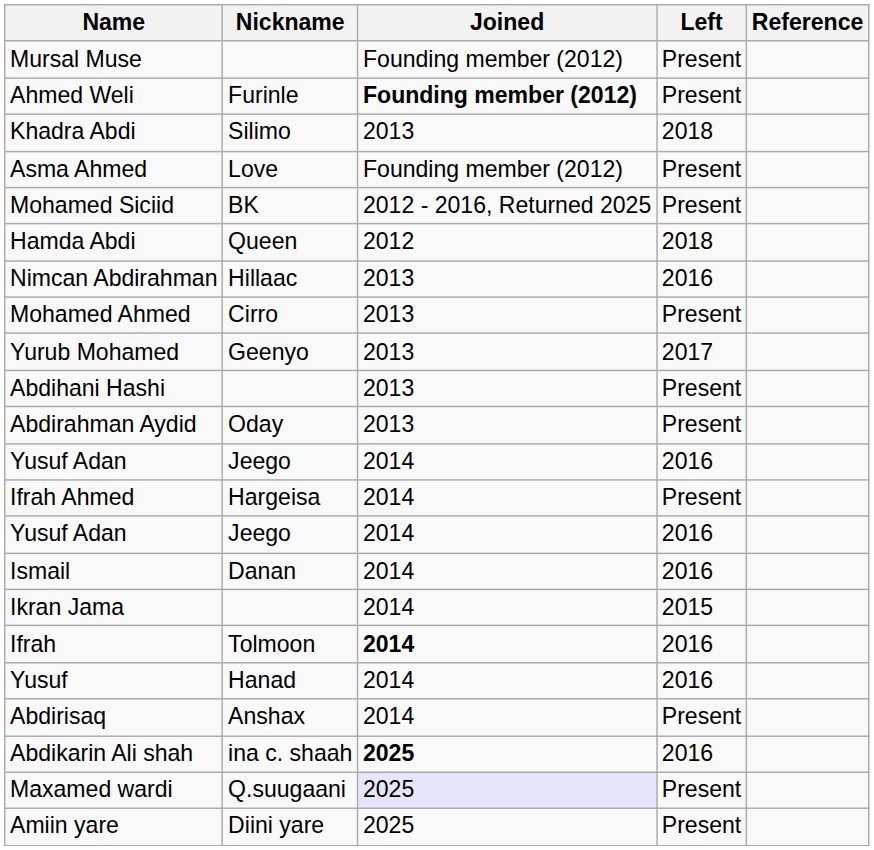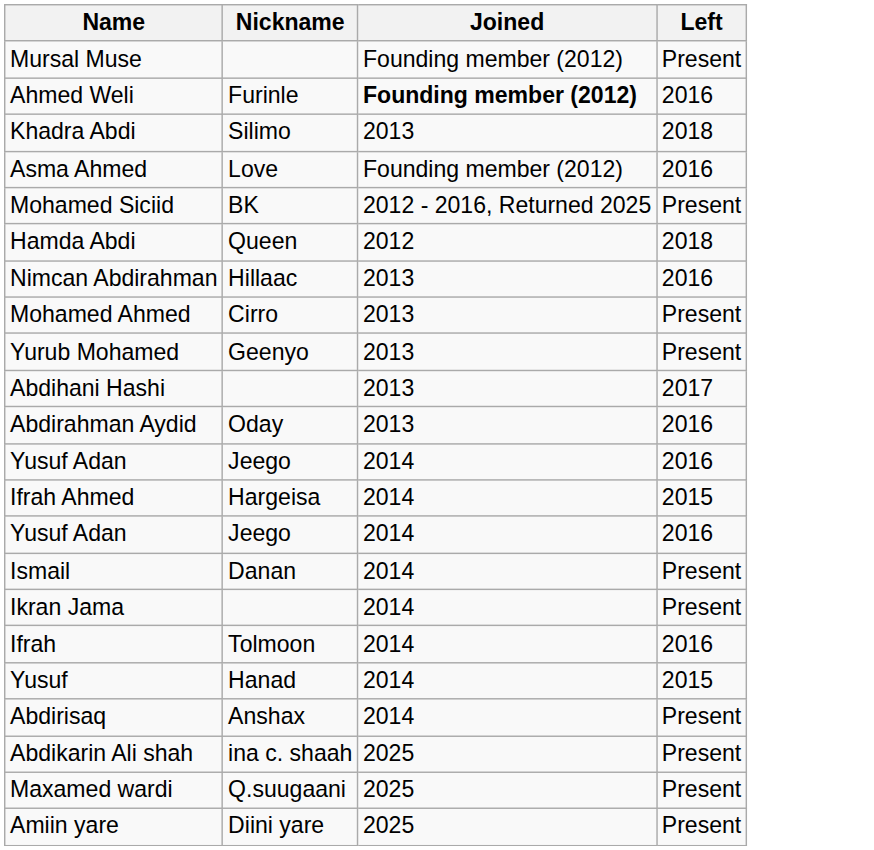- column: (808, 22)
(702, 95) Present -> (687, 95) 2016
(702, 168) Present -> (687, 168) 2016
(687, 351) 2017 -> (702, 351) Present
(702, 388) Present -> (687, 388) 2017
(702, 424) Present -> (687, 424) 2016
(702, 497) Present -> (687, 497) 2015
(687, 570) 2016 -> (702, 570) Present
(687, 607) 2015 -> (702, 607) Present
(389, 643) bold -> (389, 643) normal
(687, 680) 2016 -> (687, 680) 2015
(389, 753) bold -> (389, 753) normal
(687, 753) 2016 -> (702, 753) Present
(389, 790) lavender background -> (389, 790) no background
